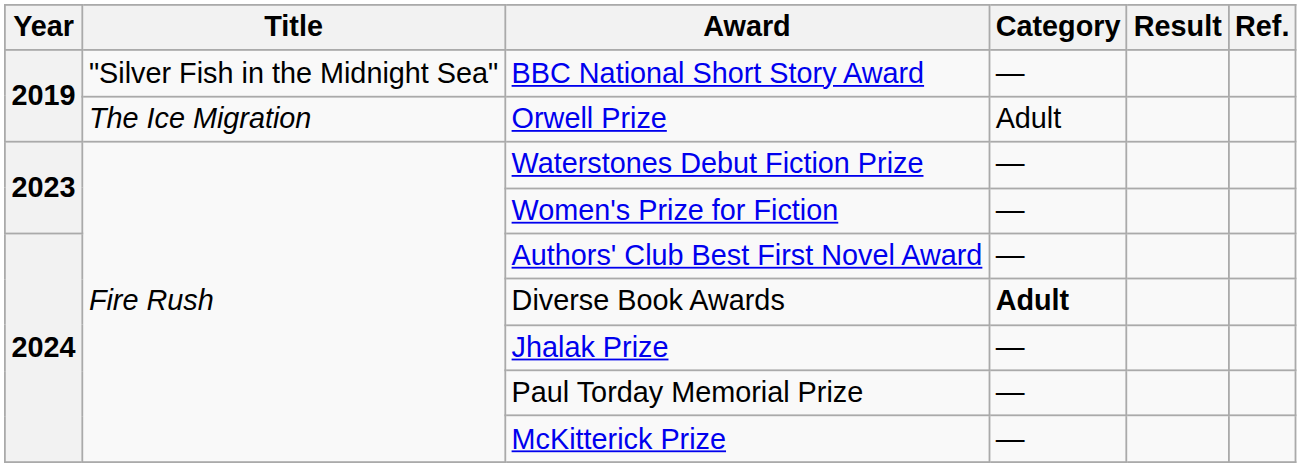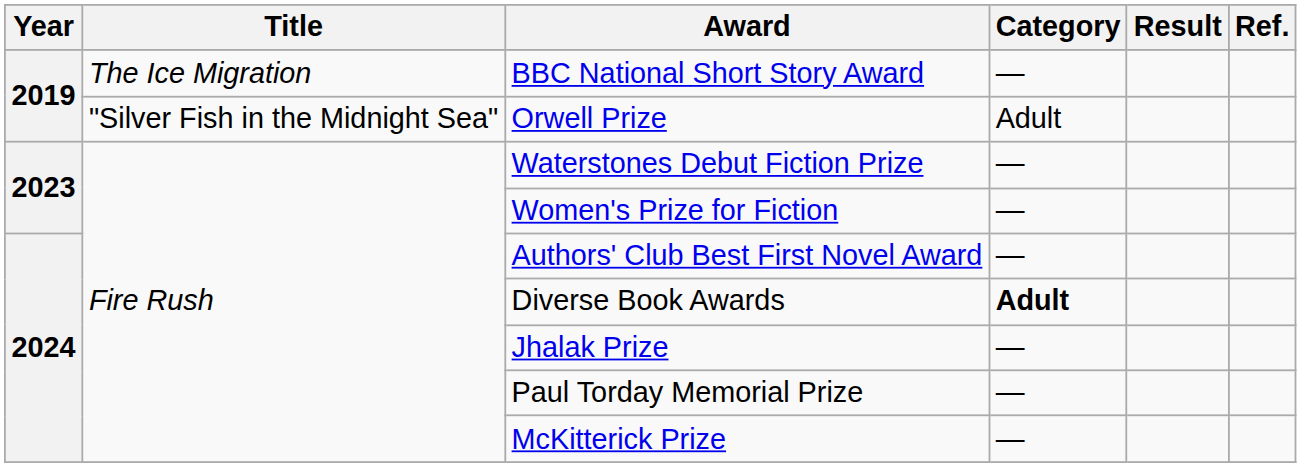(294, 73) "Silver Fish in the Midnight Sea" -> (200, 73) The Ice Migration
(200, 118) The Ice Migration -> (294, 118) "Silver Fish in the Midnight Sea"
